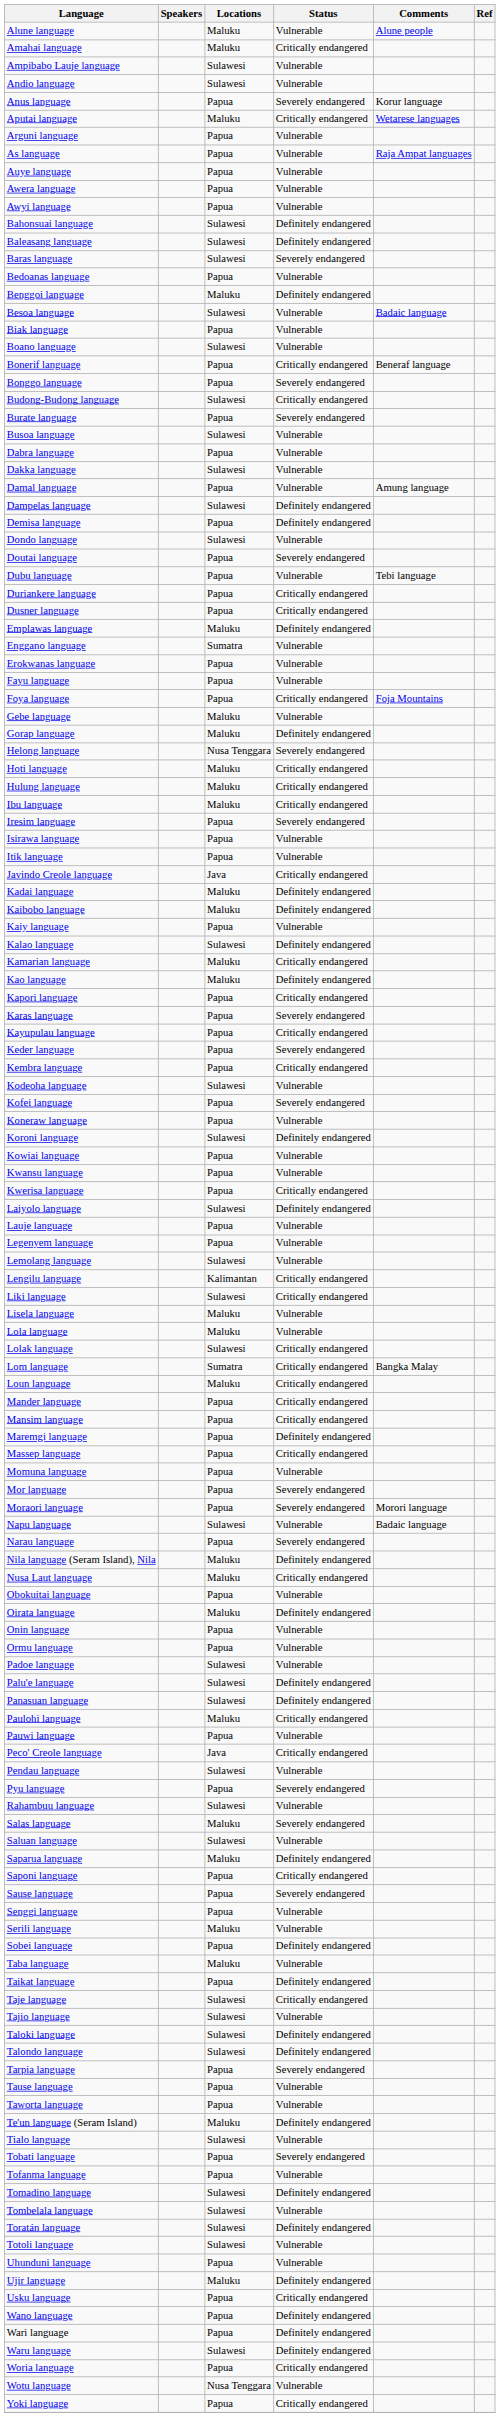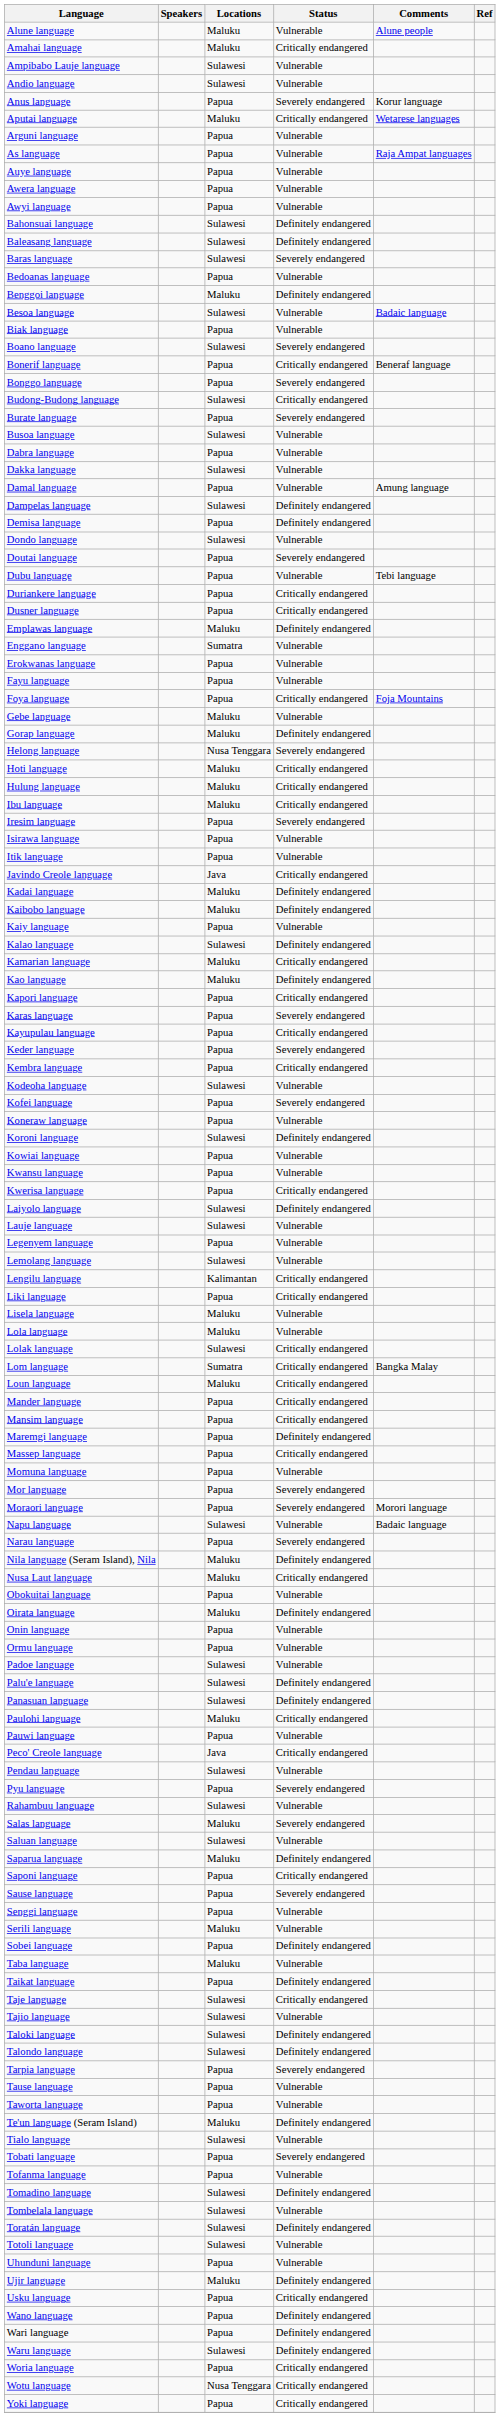(299, 347) Vulnerable -> (320, 347) Severely endangered
(220, 1226) Papua -> (226, 1226) Sulawesi
(226, 1296) Sulawesi -> (220, 1296) Papua
(299, 2386) Vulnerable -> (322, 2386) Critically endangered
